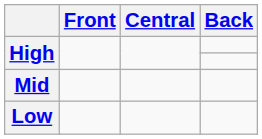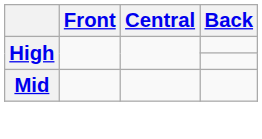- row: (32, 117)
